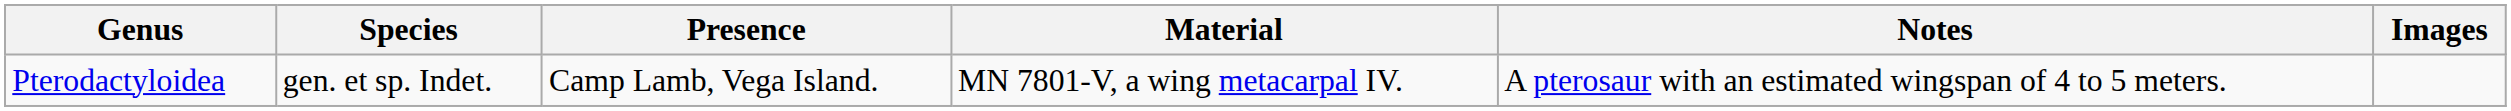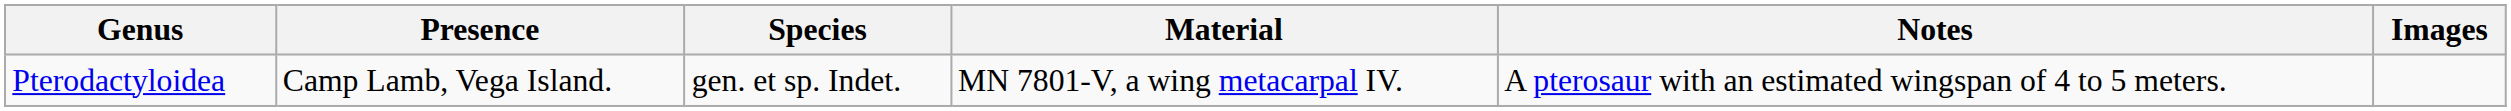columns swapped: (409, 29) <-> (746, 29)
